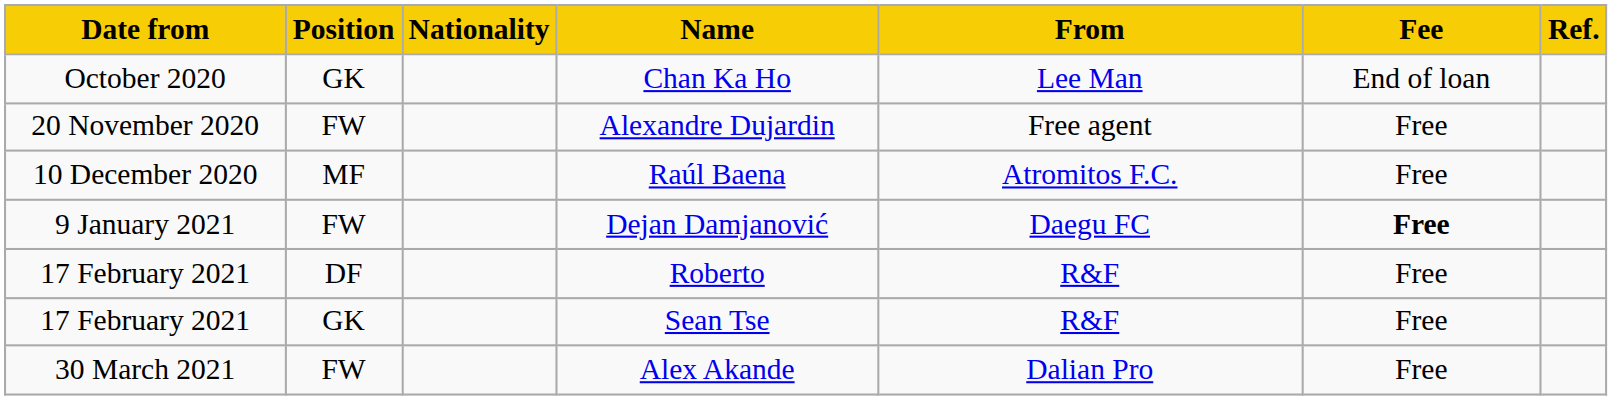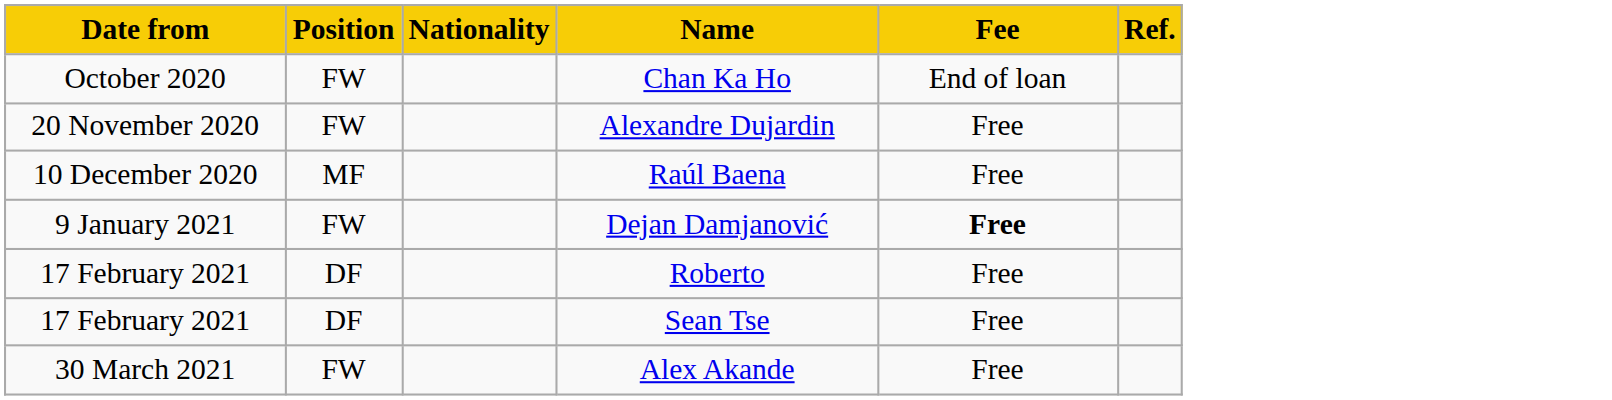- column: (1090, 29)
(344, 77) GK -> (344, 77) FW
(344, 321) GK -> (344, 321) DF
